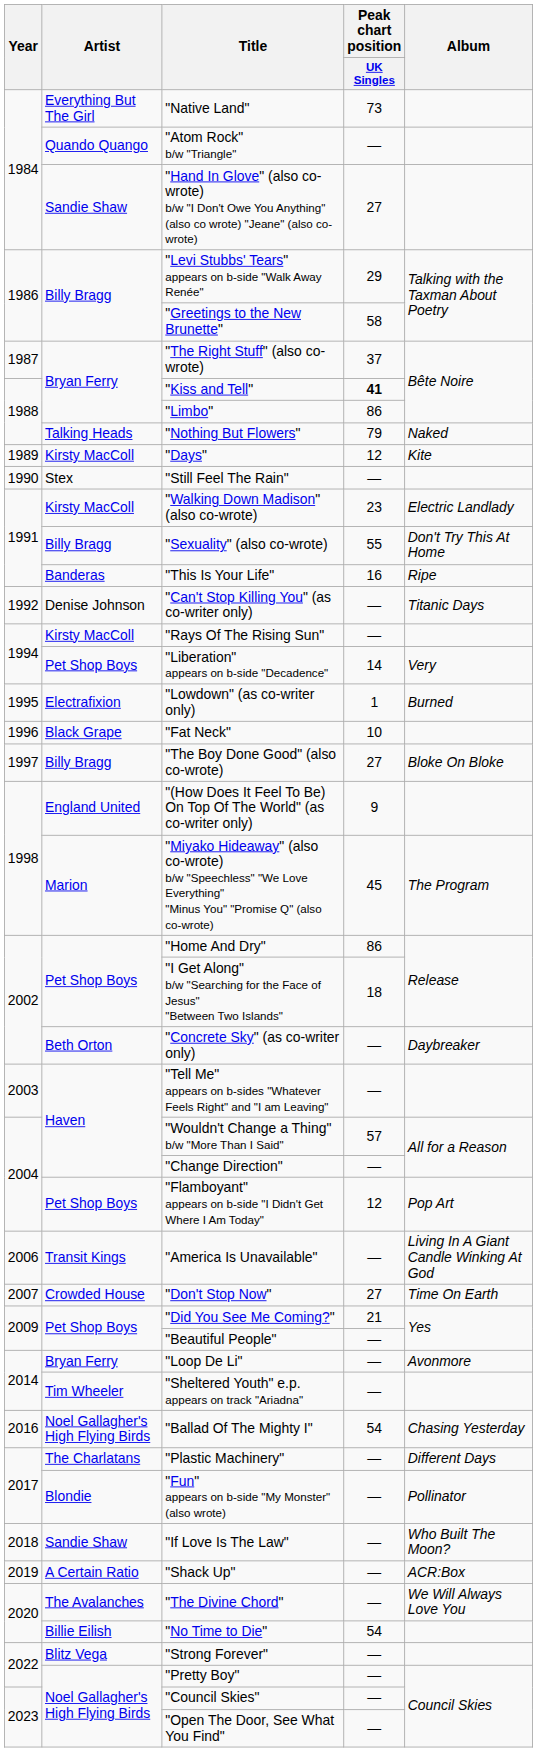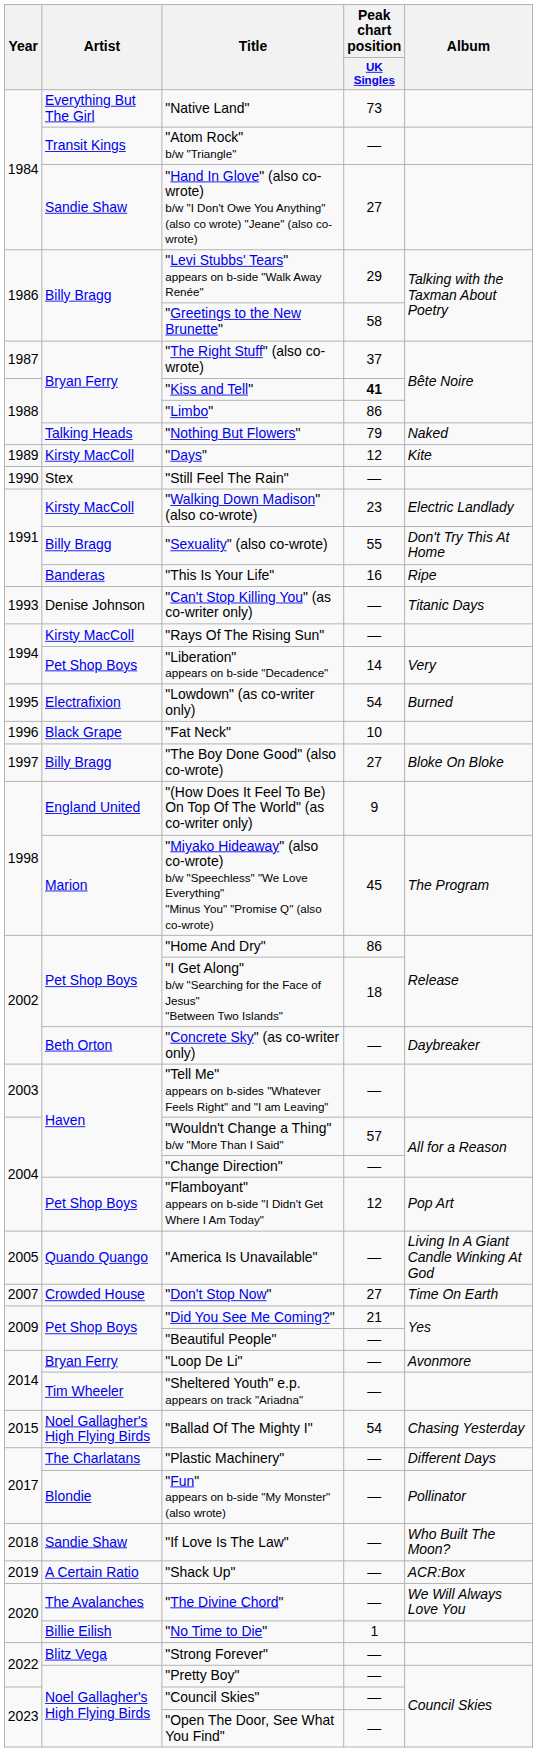(96, 146) Quando Quango -> (85, 146) Transit Kings
(23, 605) 1992 -> (23, 605) 1993
(374, 702) 1 -> (374, 702) 54
(23, 1257) 2006 -> (23, 1257) 2005
(85, 1257) Transit Kings -> (96, 1257) Quando Quango
(23, 1429) 2016 -> (23, 1429) 2015
(374, 1632) 54 -> (374, 1632) 1
